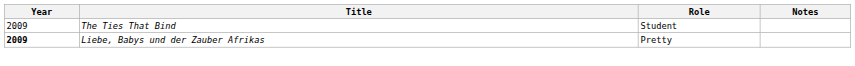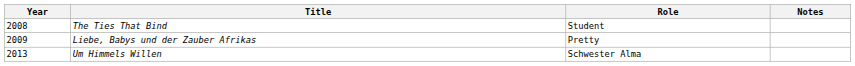(17, 26) 2009 -> (17, 26) 2008
(17, 40) bold -> (17, 40) normal
+ row: (117, 54)
